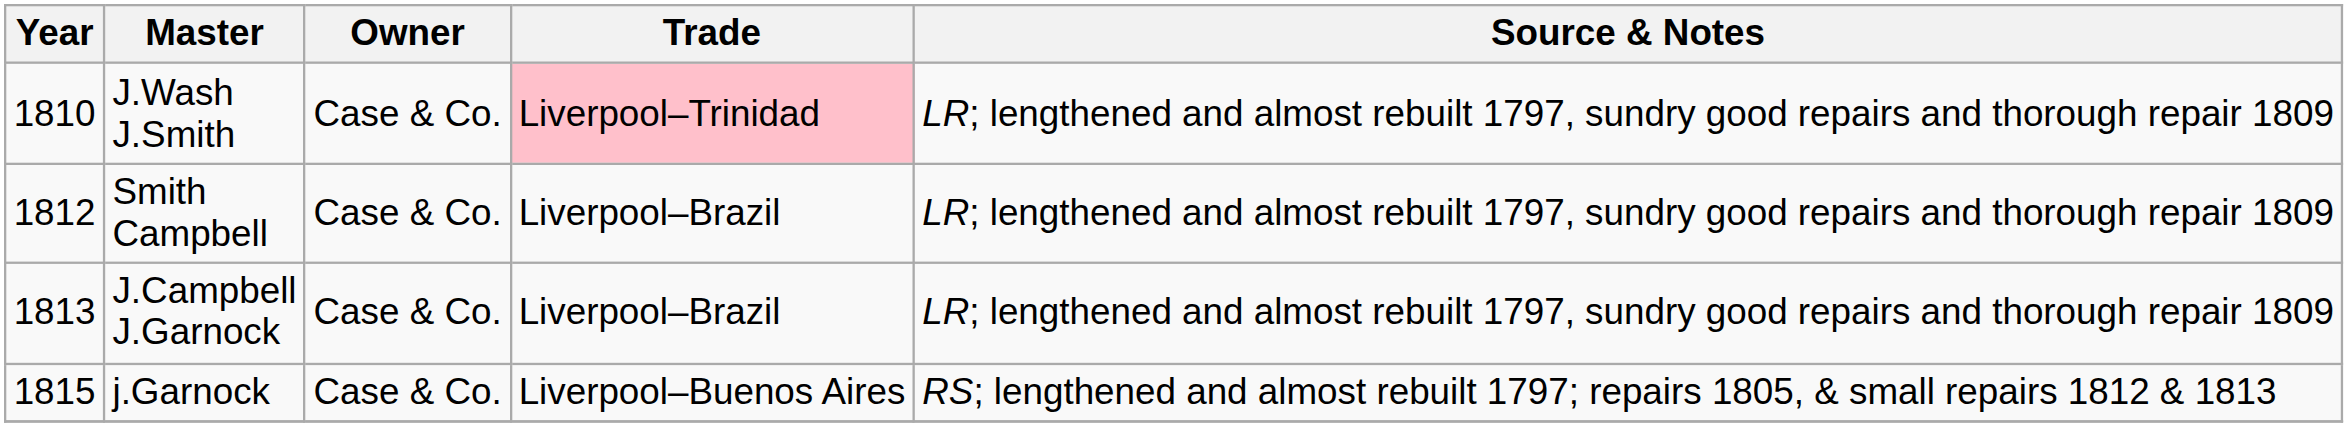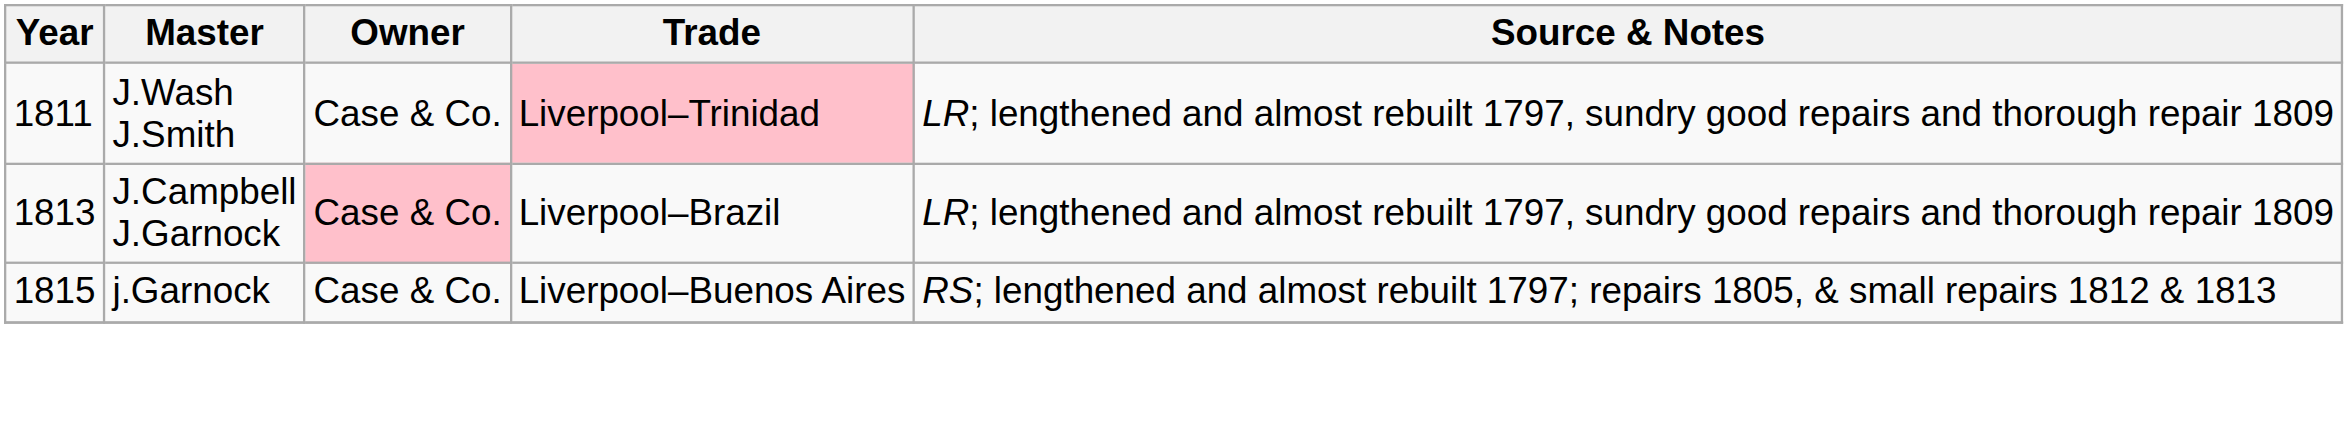(55, 112) 1810 -> (53, 112) 1811
- row: (190, 212)
(408, 312) no background -> (408, 212) pink background
